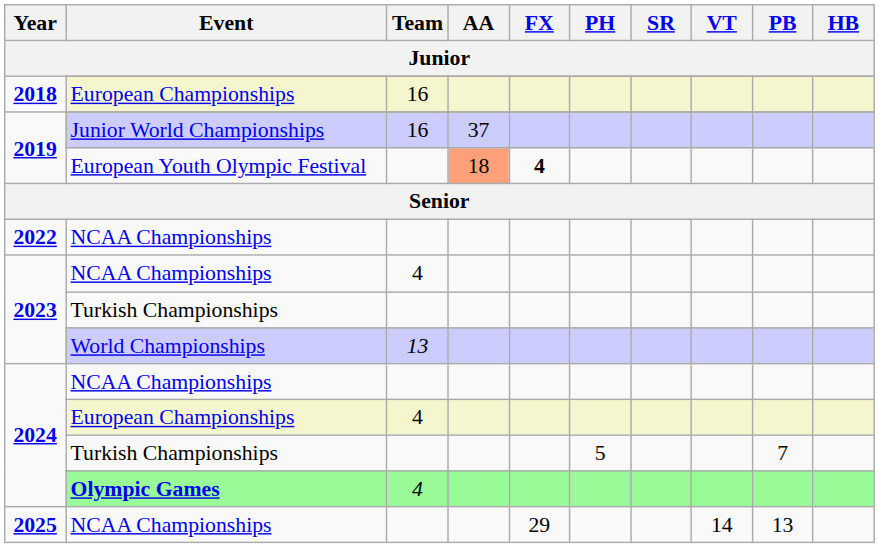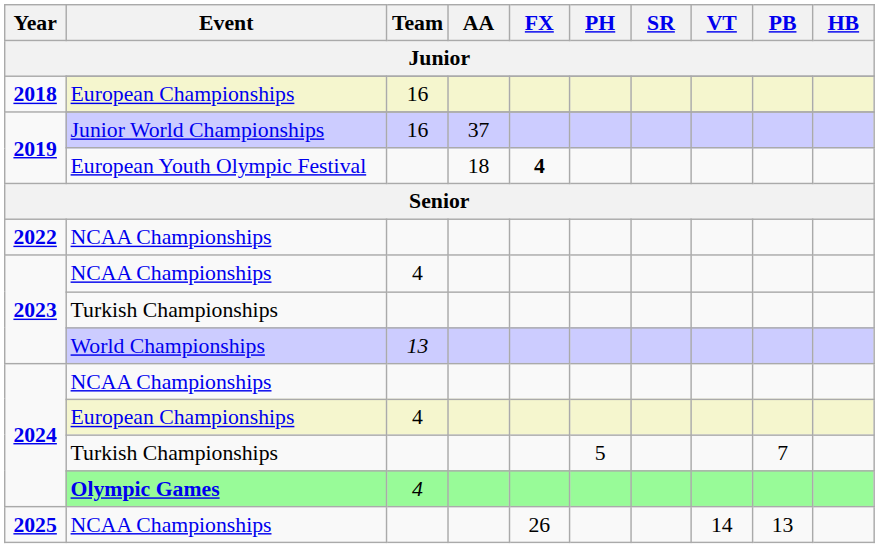(479, 165) lightsalmon background -> (479, 165) no background
(539, 524) 29 -> (539, 524) 26
